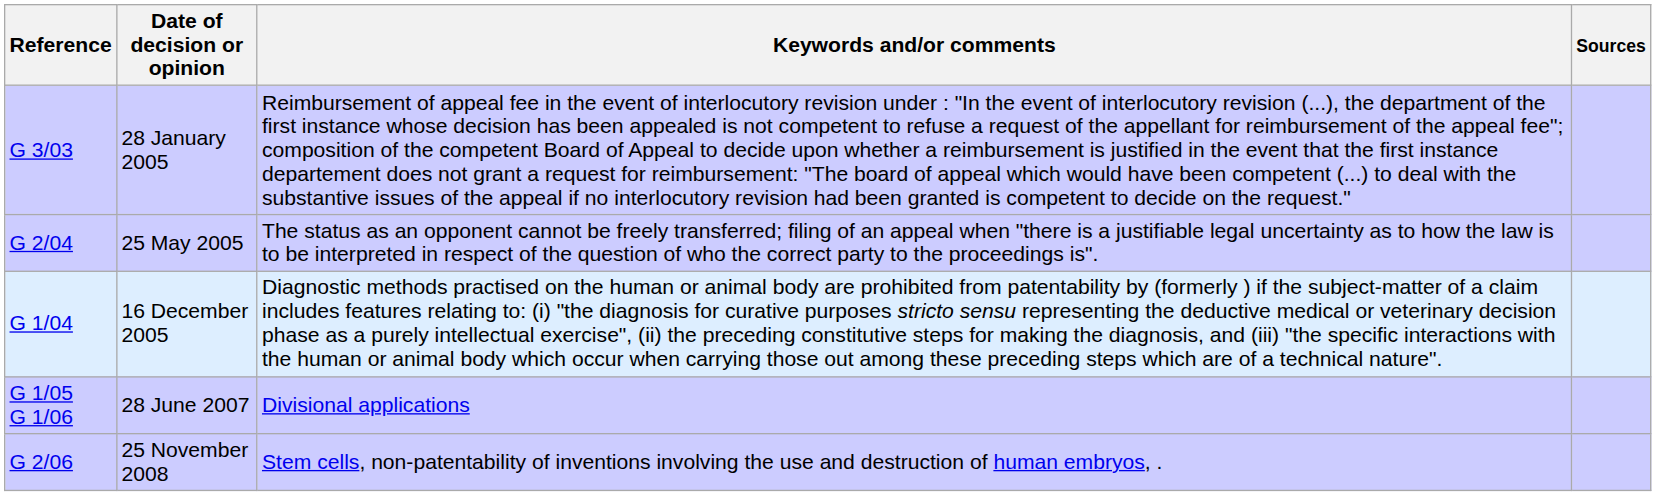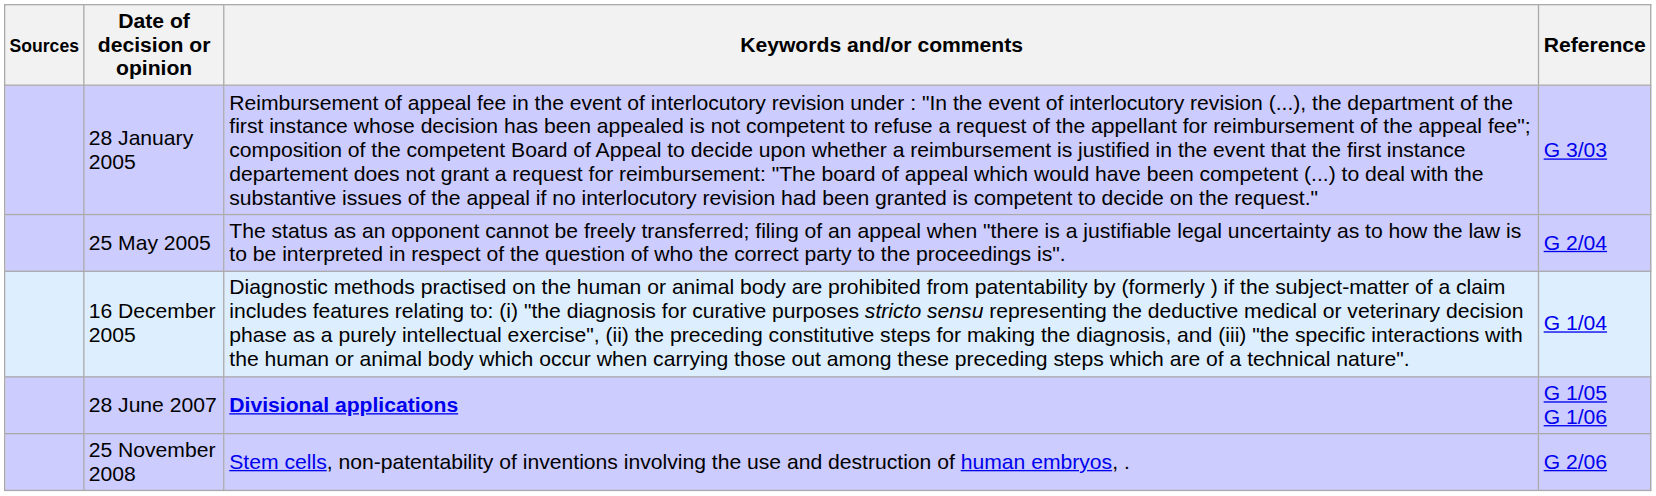columns swapped: (61, 45) <-> (1611, 46)
(366, 404) normal -> (344, 404) bold
